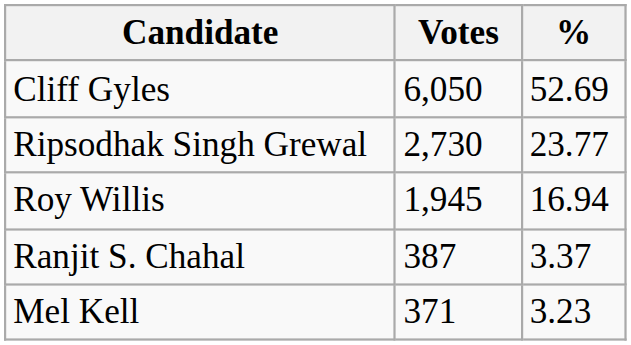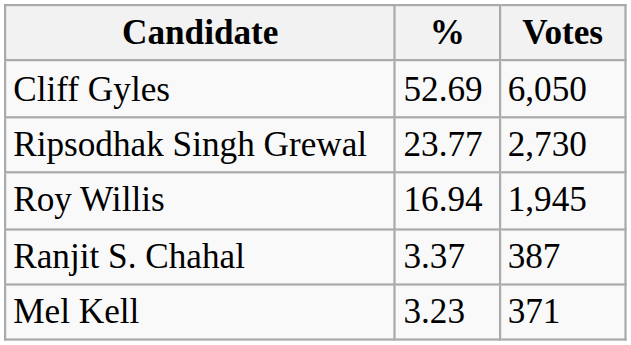columns swapped: (458, 32) <-> (574, 32)
